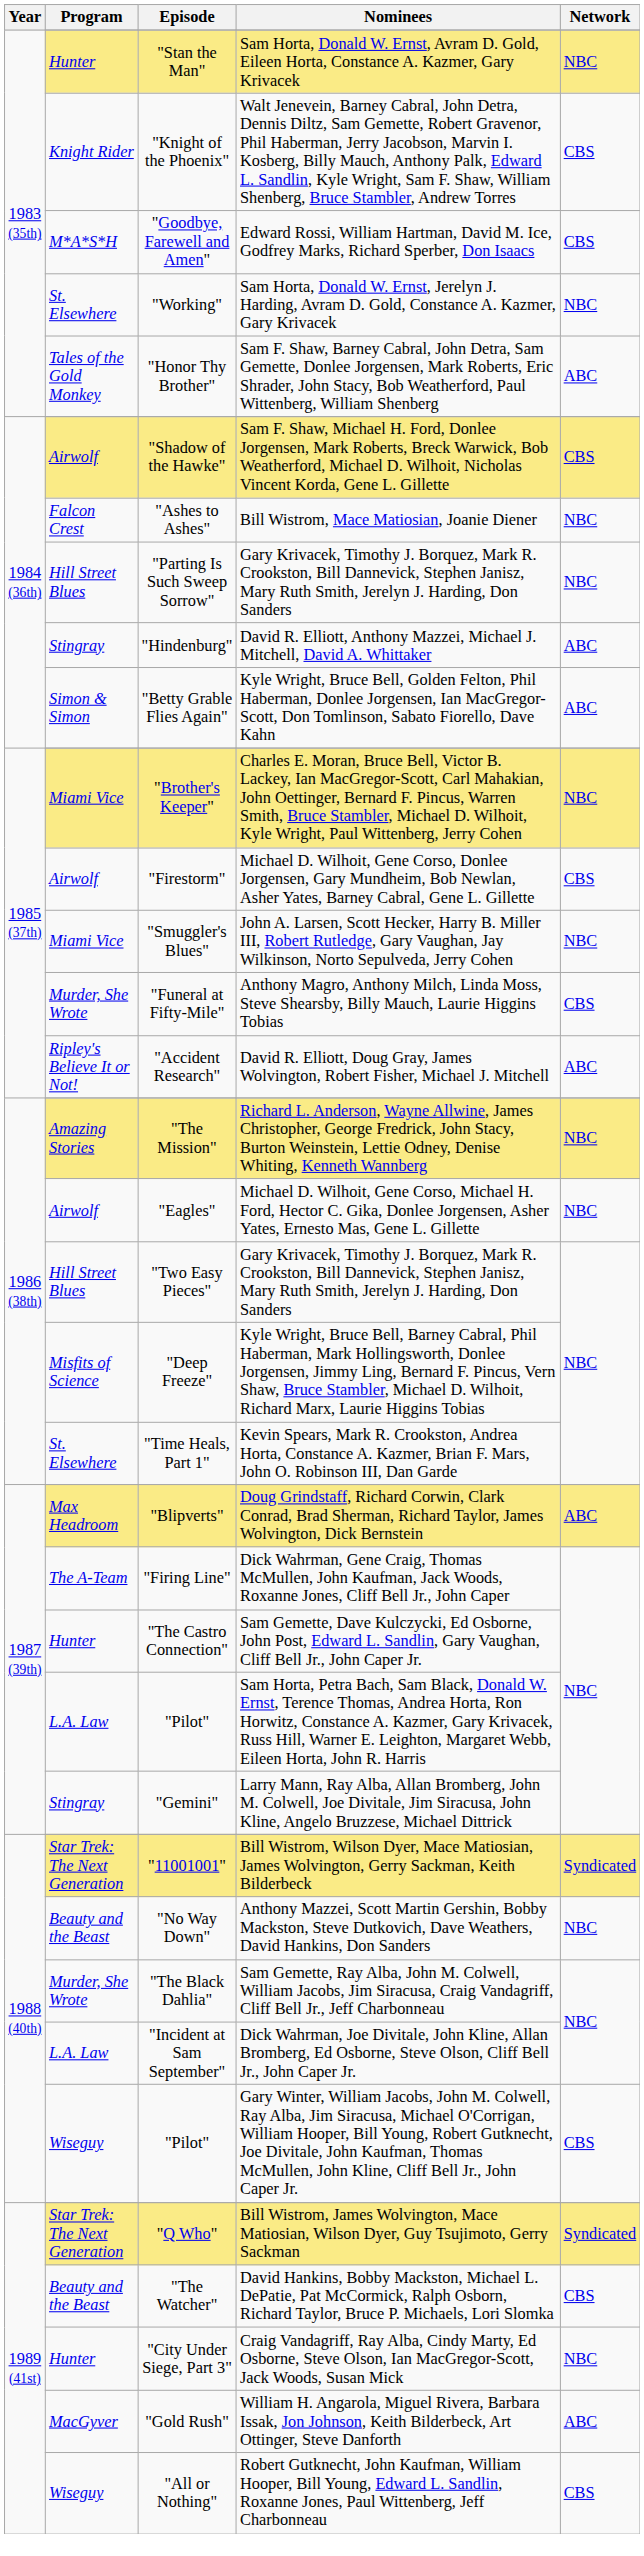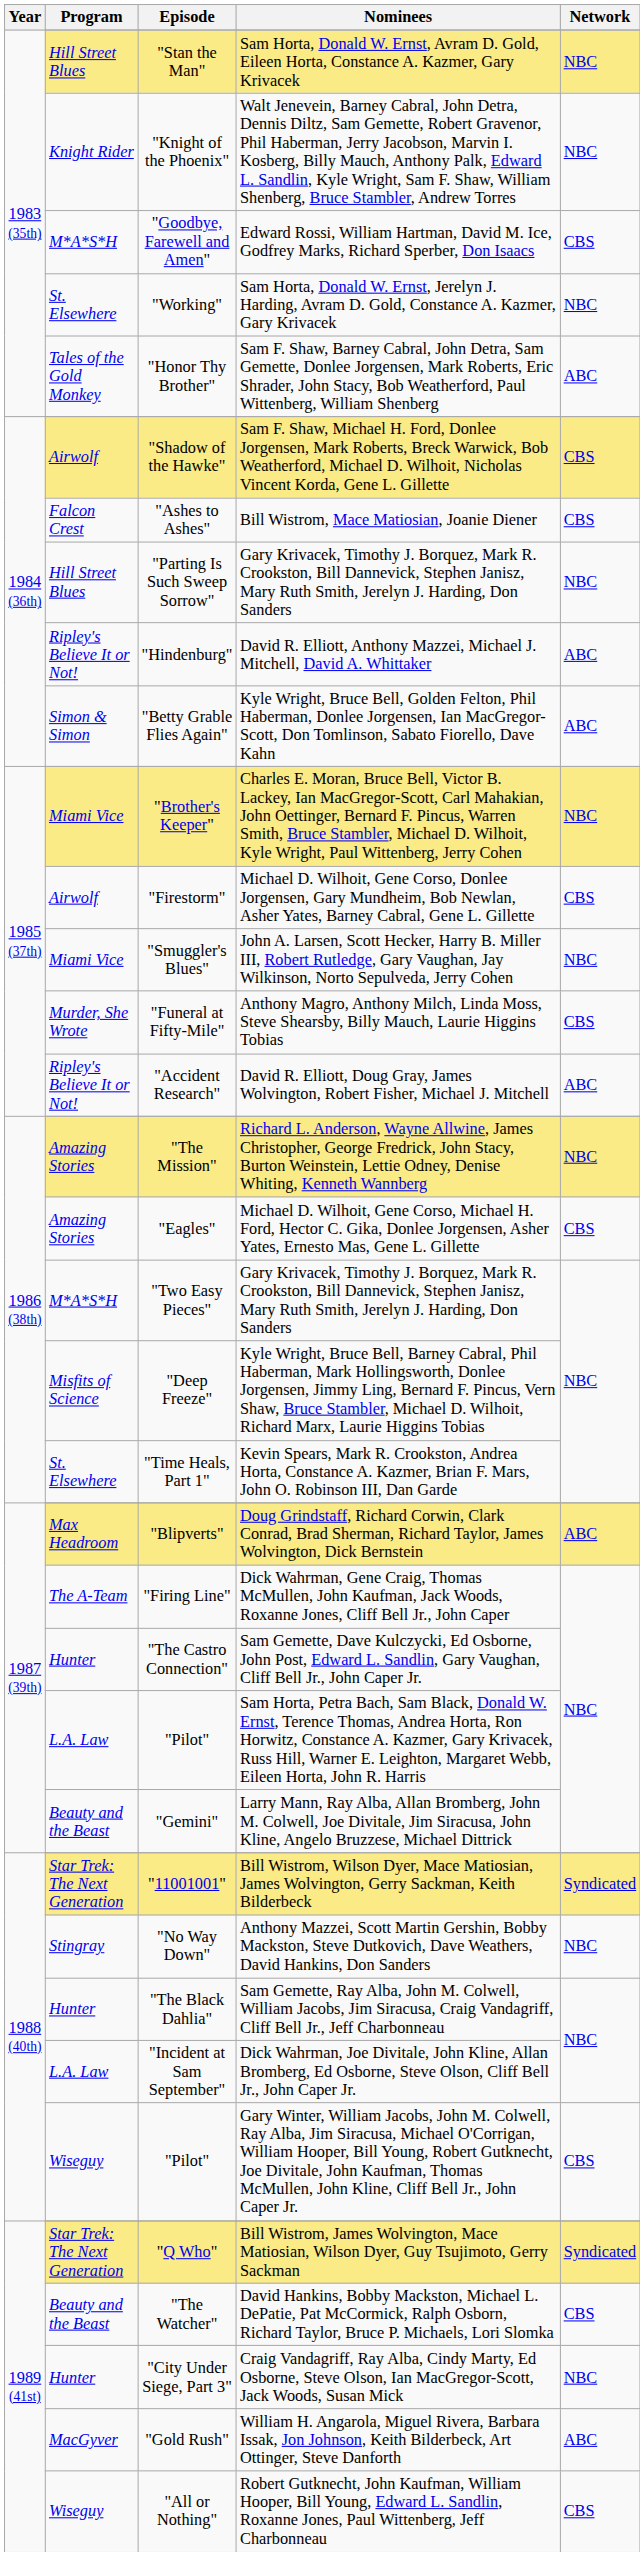(72, 61) Hunter -> (82, 61) Hill Street Blues
(579, 151) CBS -> (580, 151) NBC
(580, 519) NBC -> (579, 519) CBS
(77, 645) Stingray -> (89, 654) Ripley's Believe It or Not!
(74, 1210) Airwolf -> (78, 1228) Amazing Stories
(580, 1210) NBC -> (579, 1228) CBS
(82, 1281) Hill Street Blues -> (83, 1300) M*A*S*H
(77, 1802) Stingray -> (86, 1821) Beauty and the Beast
(86, 1928) Beauty and the Beast -> (77, 1946) Stingray
(89, 1990) Murder, She Wrote -> (72, 2008) Hunter
